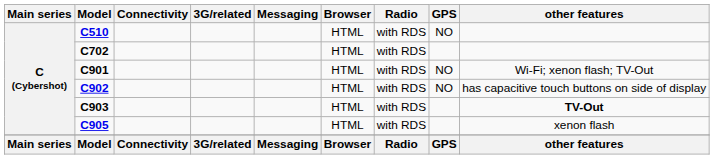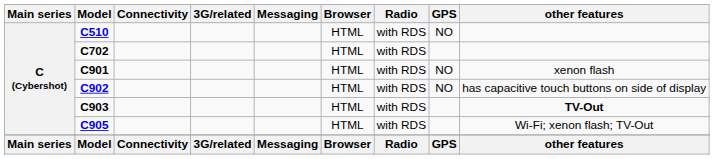(584, 69) Wi-Fi; xenon flash; TV-Out -> (584, 69) xenon flash
(584, 125) xenon flash -> (584, 125) Wi-Fi; xenon flash; TV-Out
